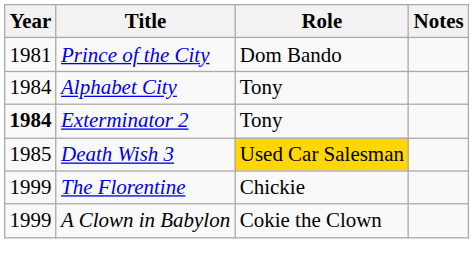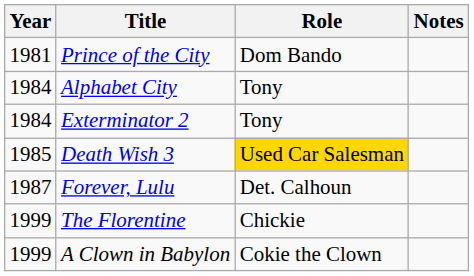(30, 120) bold -> (30, 120) normal
+ row: (118, 187)
